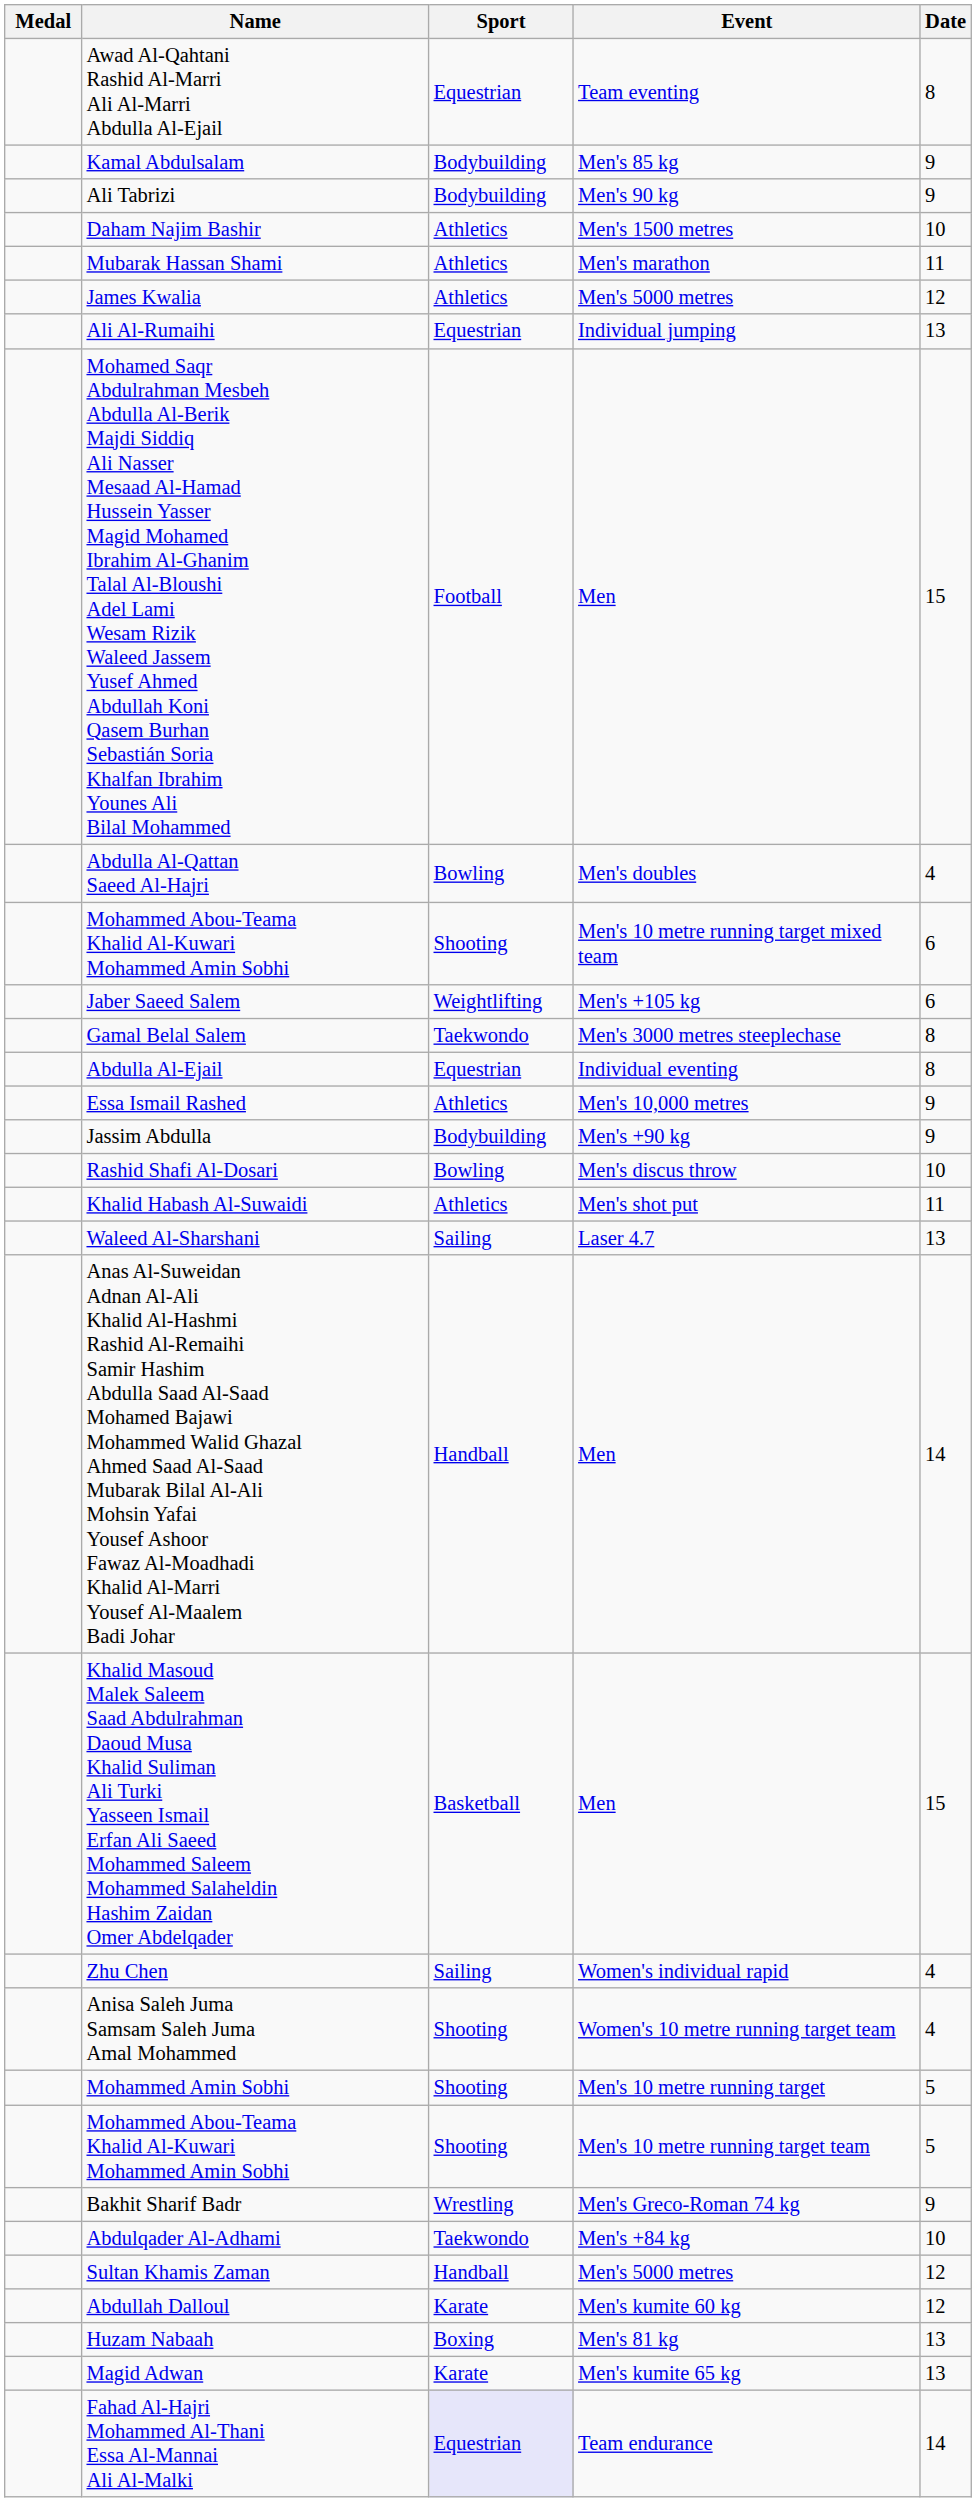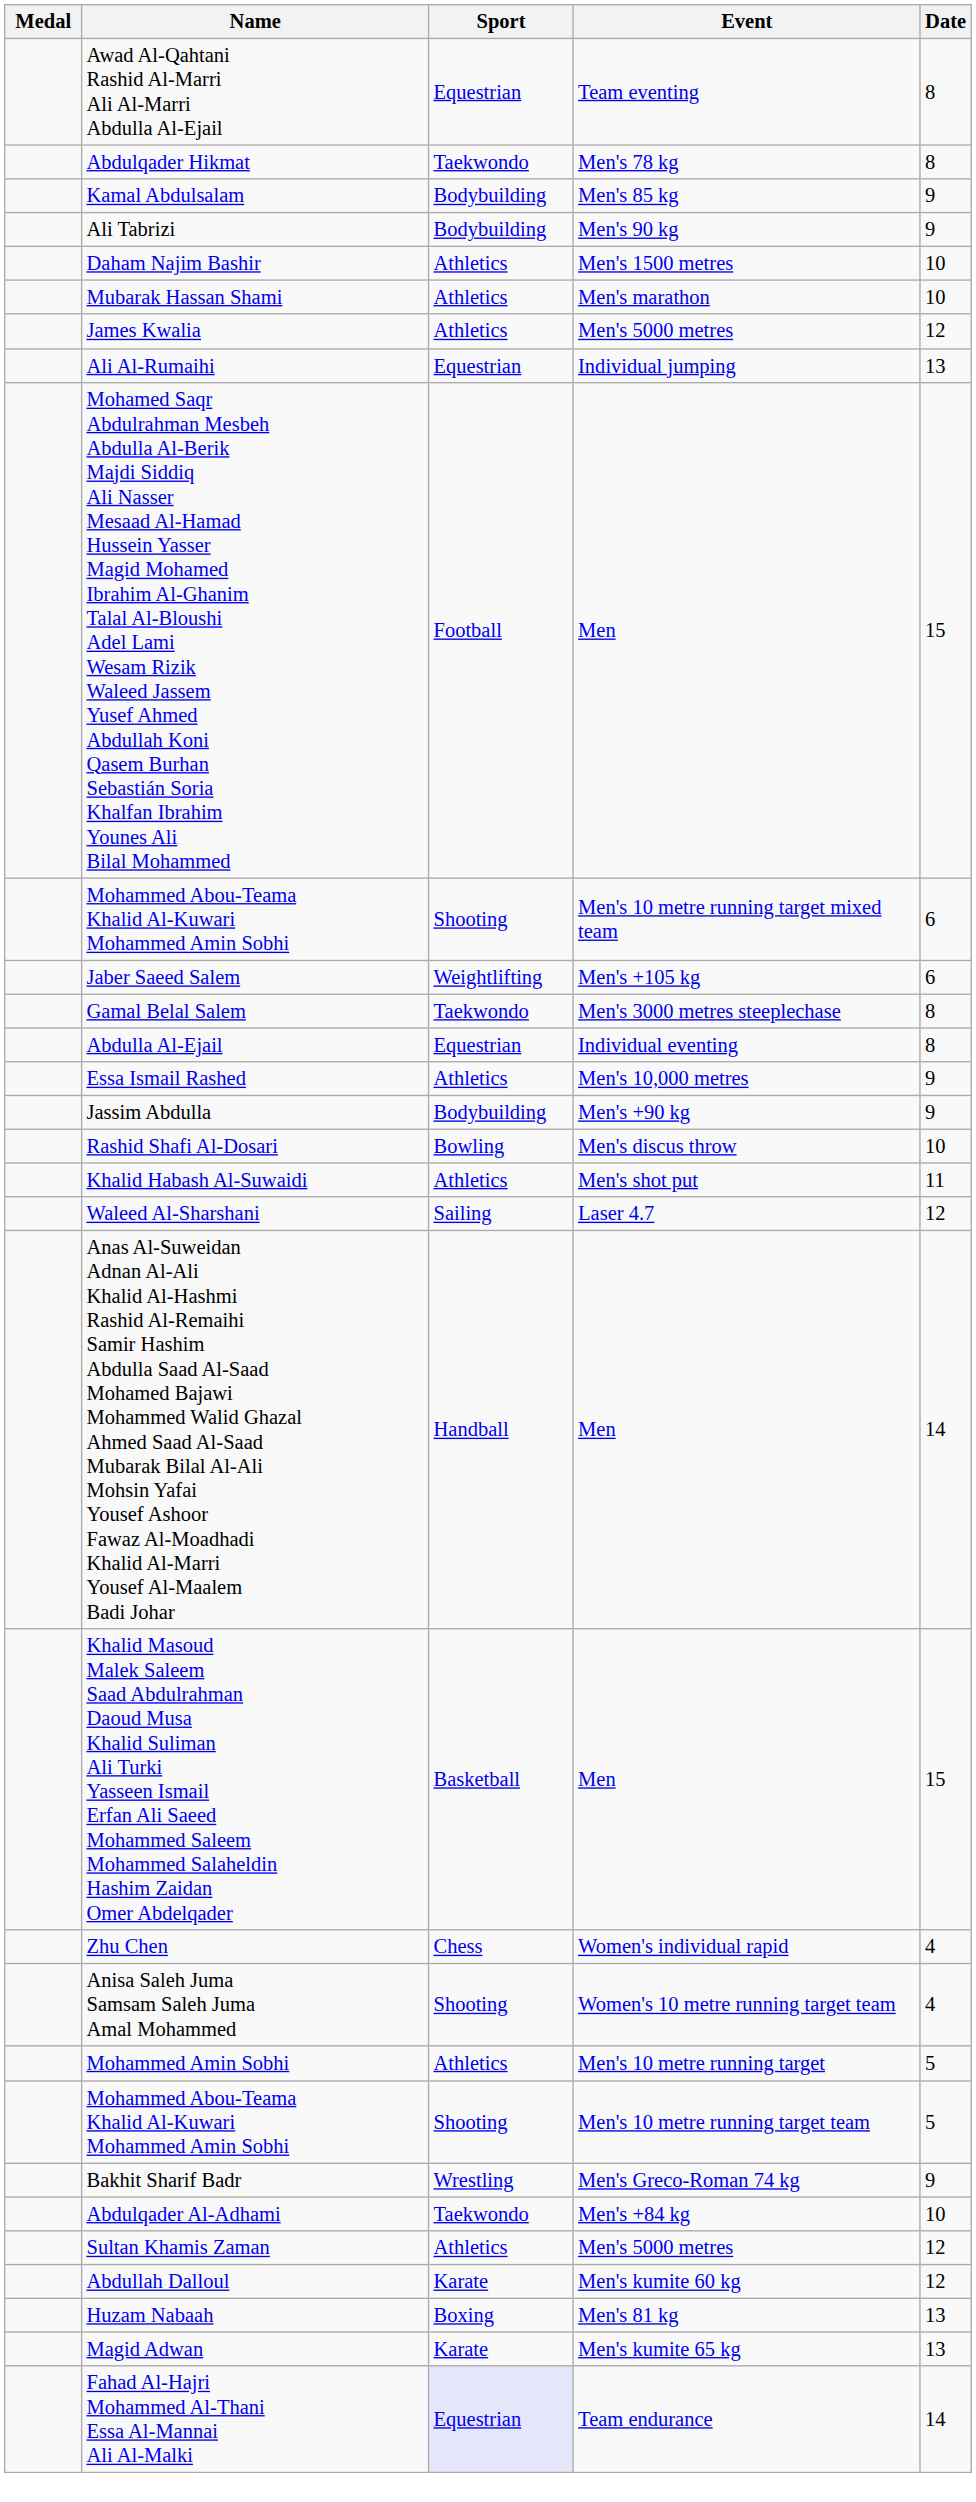+ row: (168, 162)
(935, 263) 11 -> (935, 297) 10
- row: (162, 872)
(935, 1238) 13 -> (935, 1213) 12
(463, 1971) Sailing -> (458, 1947) Chess
(471, 2087) Shooting -> (471, 2063) Athletics
(471, 2271) Handball -> (471, 2247) Athletics
